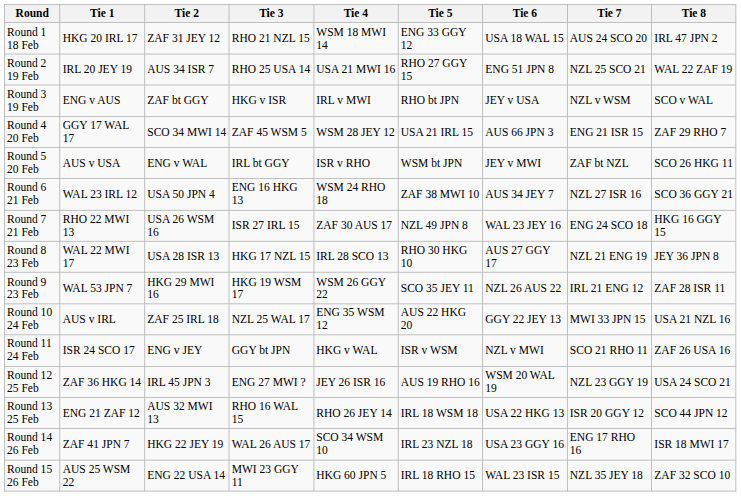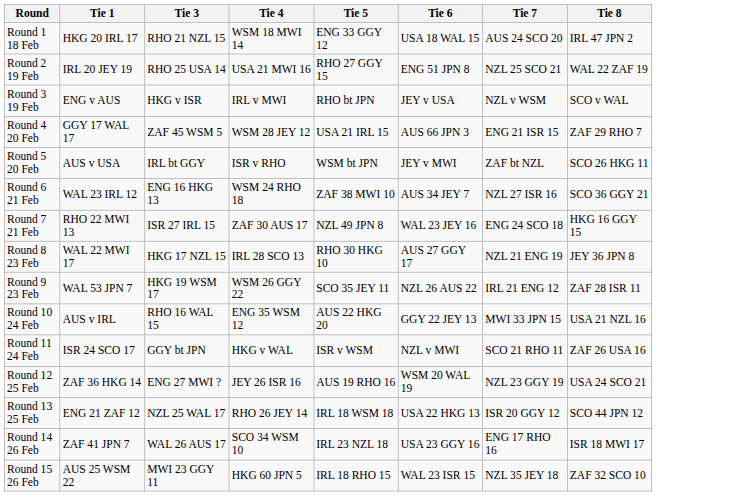- column: (187, 13)
(271, 319) NZL 25 WAL 17 -> (180, 319) RHO 16 WAL 15
(265, 413) RHO 16 WAL 15 -> (186, 413) NZL 25 WAL 17
